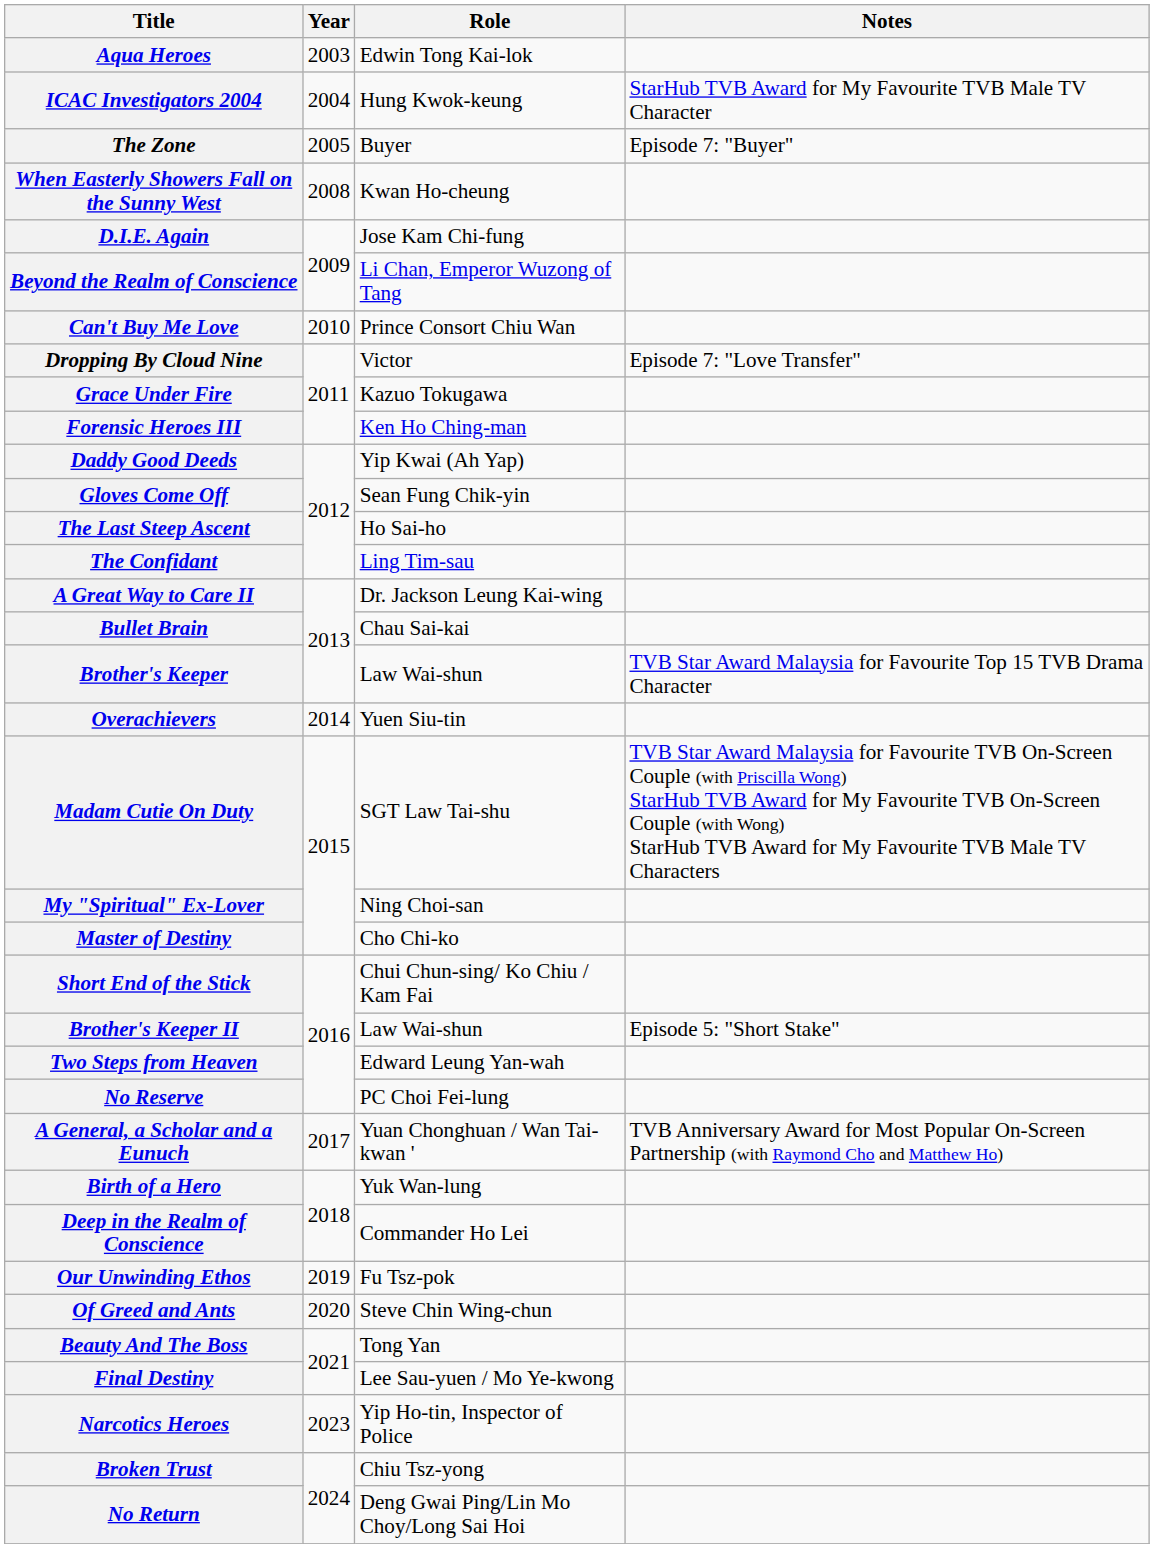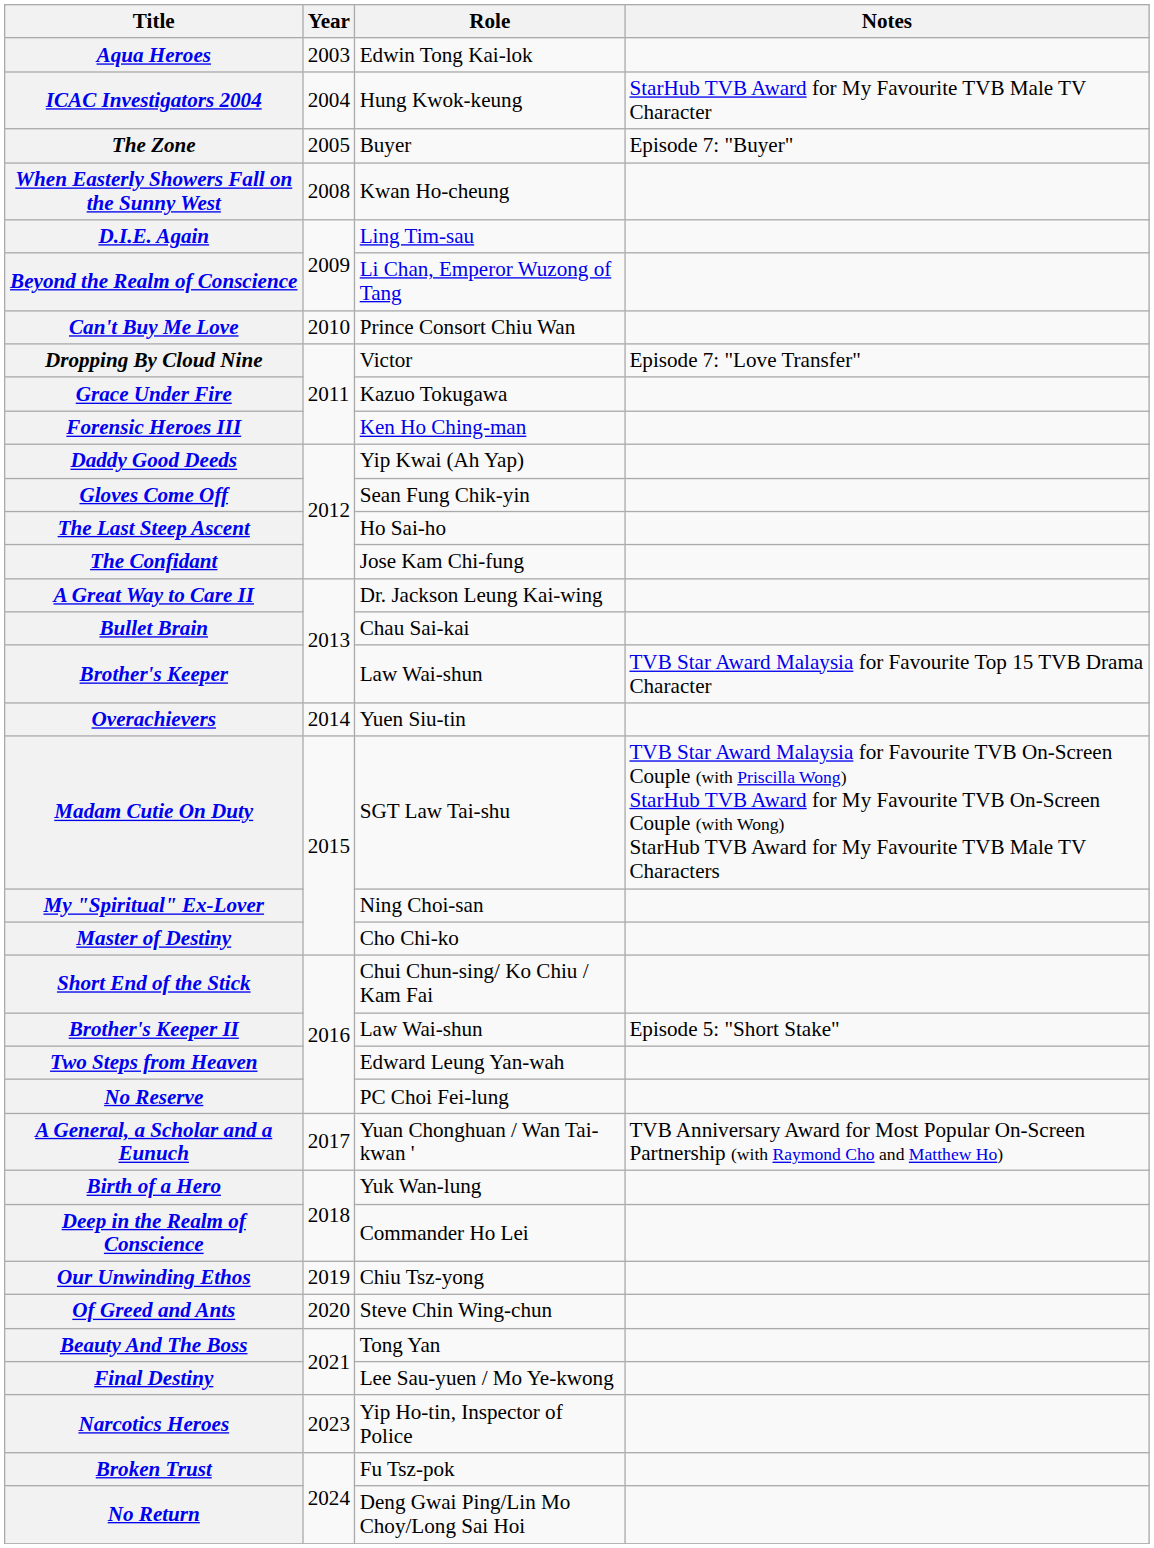(442, 236) Jose Kam Chi-fung -> (417, 236) Ling Tim-sau
(417, 561) Ling Tim-sau -> (442, 561) Jose Kam Chi-fung
(407, 1277) Fu Tsz-pok -> (422, 1277) Chiu Tsz-yong
(422, 1468) Chiu Tsz-yong -> (407, 1468) Fu Tsz-pok
